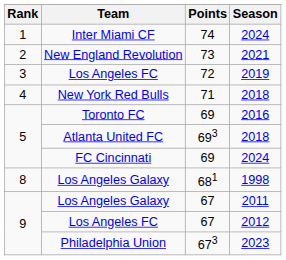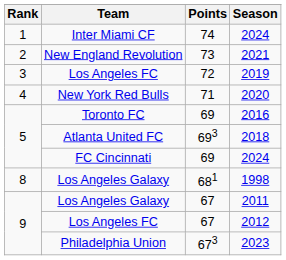(255, 94) 2018 -> (255, 94) 2020
